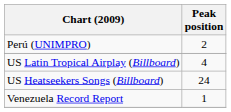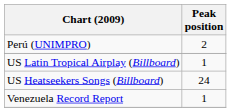(204, 62) 4 -> (204, 62) 1
